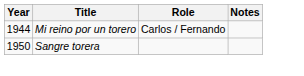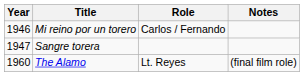(19, 29) 1944 -> (19, 29) 1946
(19, 46) 1950 -> (19, 46) 1947
+ row: (60, 63)
